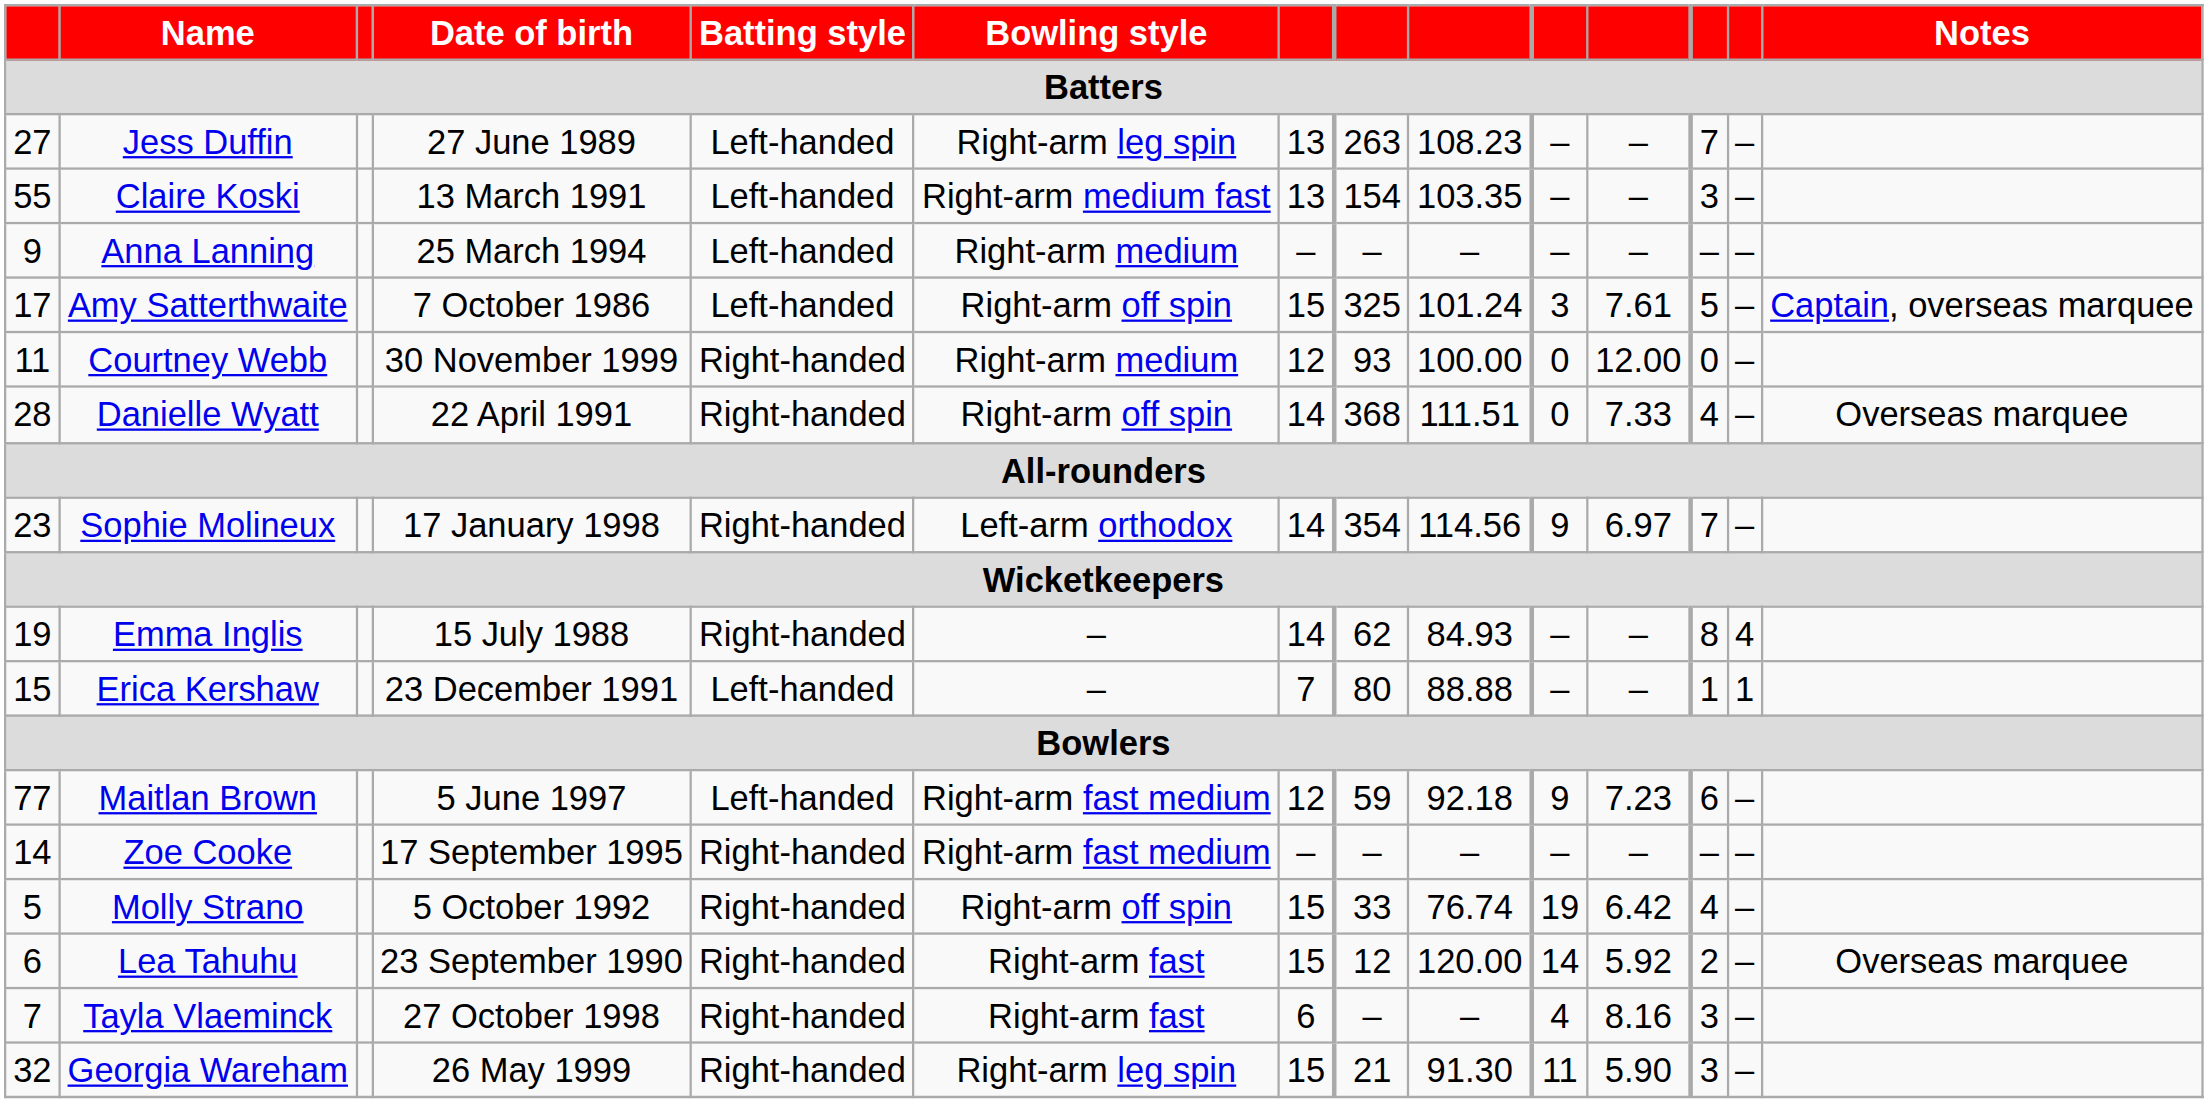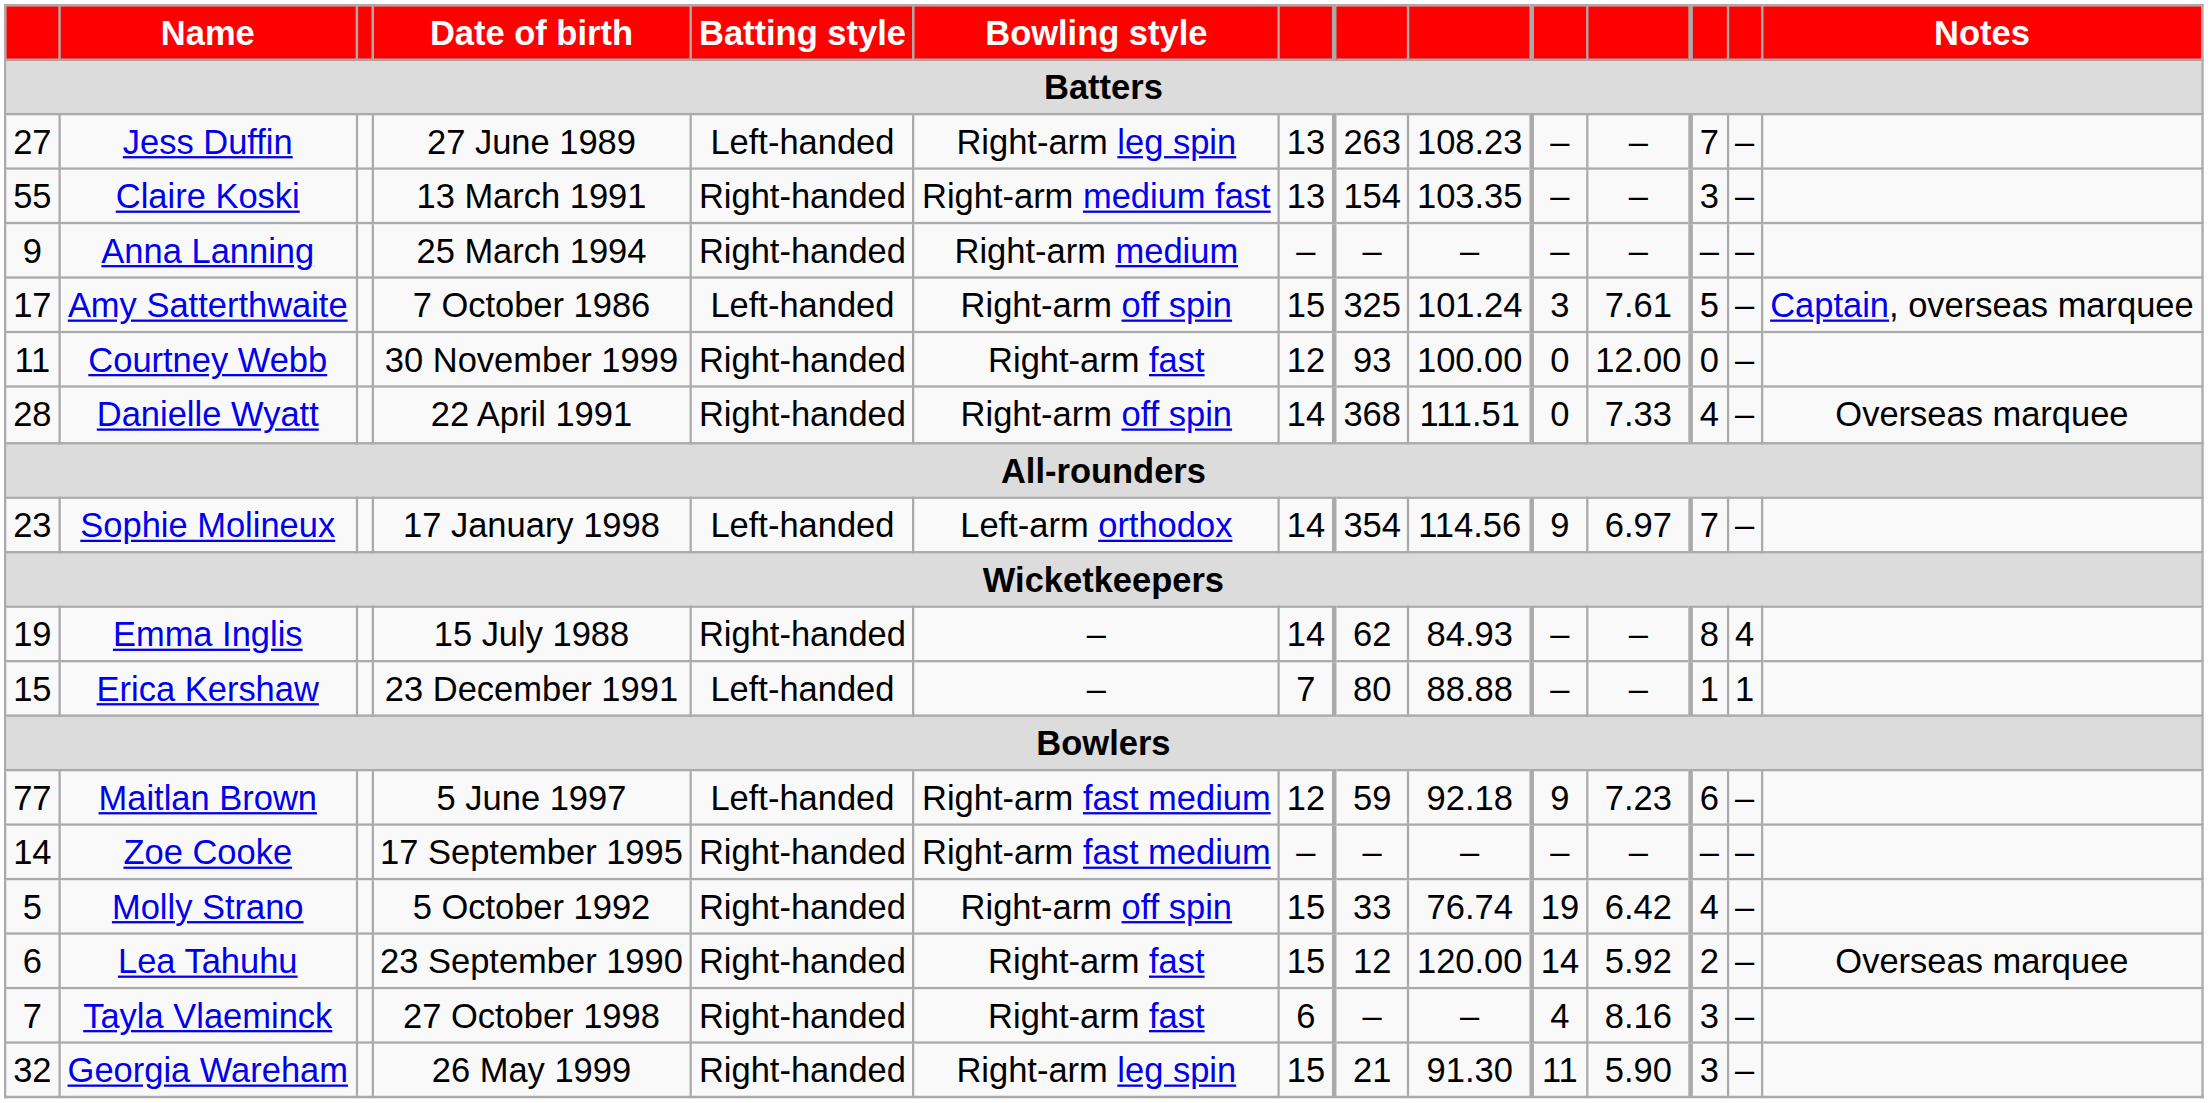(802, 196) Left-handed -> (802, 196) Right-handed
(802, 251) Left-handed -> (802, 251) Right-handed
(1096, 360) Right-arm medium -> (1096, 360) Right-arm fast
(802, 524) Right-handed -> (802, 524) Left-handed
